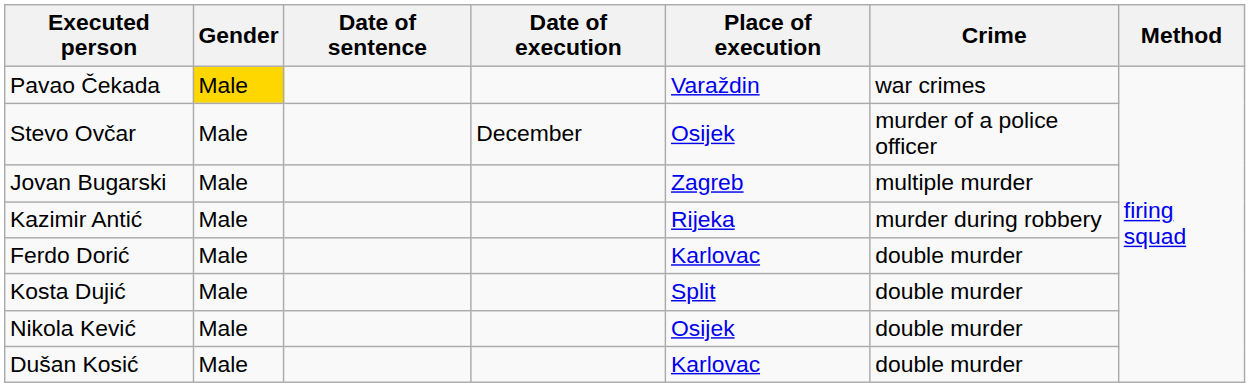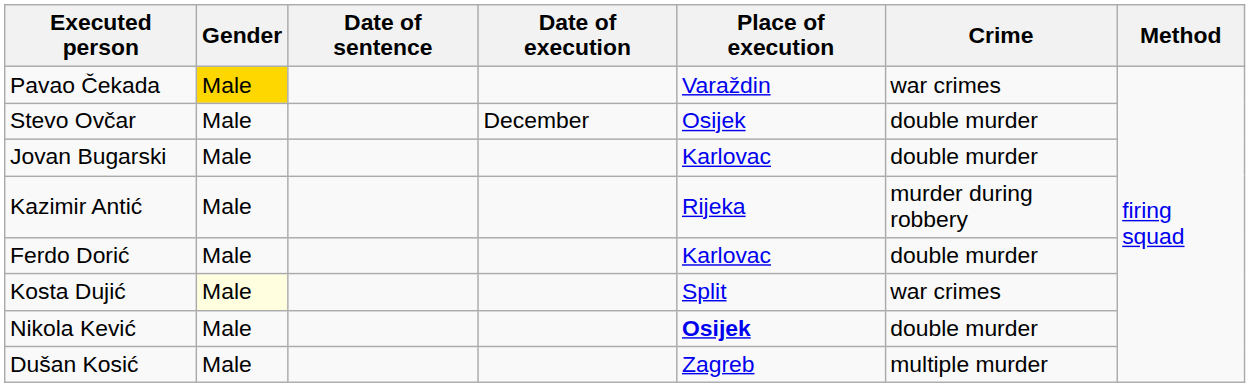(967, 133) murder of a police officer -> (964, 120) double murder
(707, 182) Zagreb -> (727, 157) Karlovac
(954, 182) multiple murder -> (964, 157) double murder
(223, 291) no background -> (227, 291) lightyellow background
(949, 291) double murder -> (946, 291) war crimes
(703, 328) normal -> (716, 328) bold
(716, 364) Karlovac -> (718, 364) Zagreb
(949, 364) double murder -> (969, 364) multiple murder
